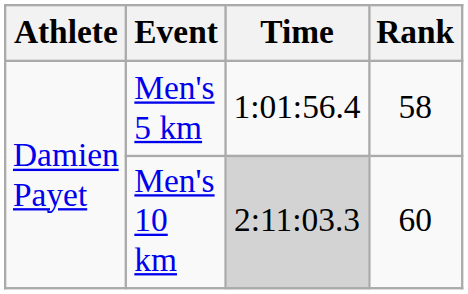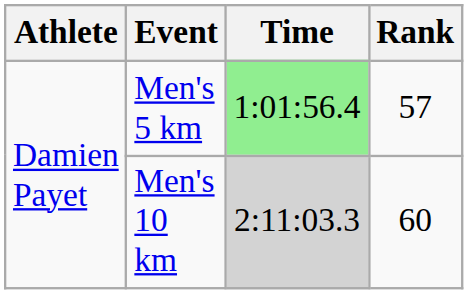(297, 107) no background -> (297, 107) lightgreen background
(415, 107) 58 -> (415, 107) 57
